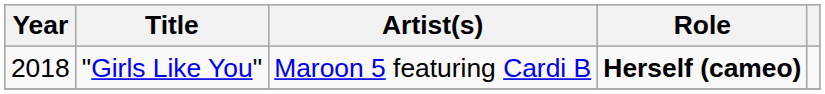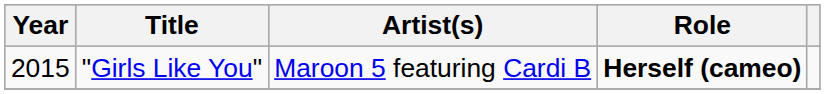(40, 67) 2018 -> (40, 67) 2015
